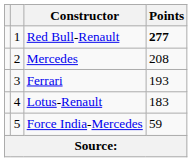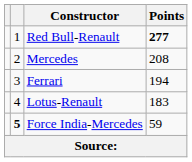(159, 80) 193 -> (159, 80) 194
(17, 123) normal -> (17, 123) bold
